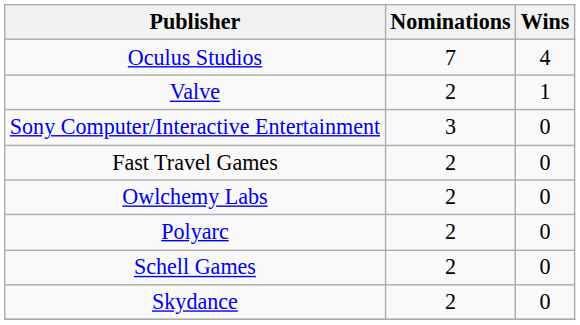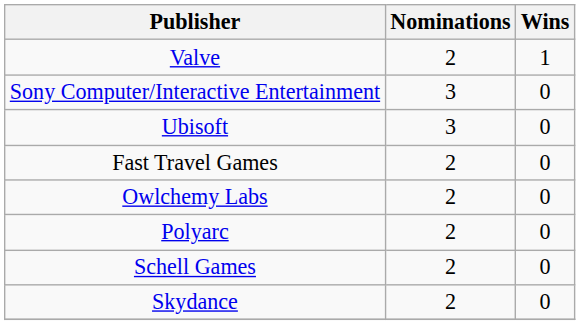- row: (195, 57)
+ row: (195, 127)
